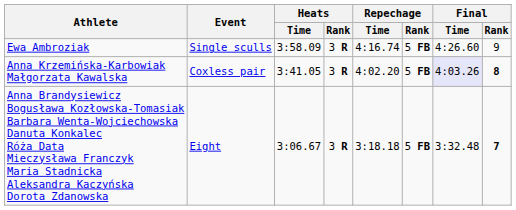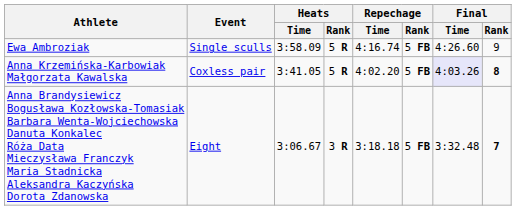(338, 47) 3 R -> (338, 47) 5 R
(338, 71) 3 R -> (338, 71) 5 R
